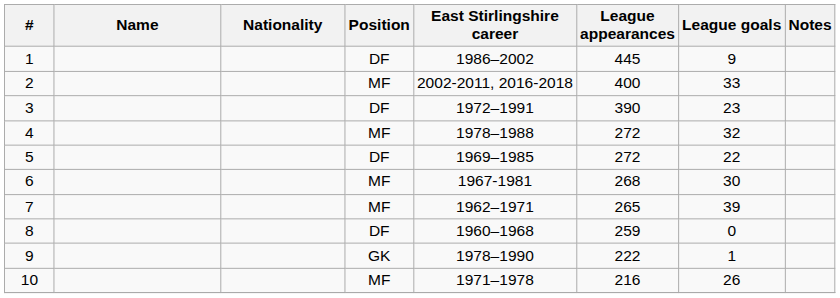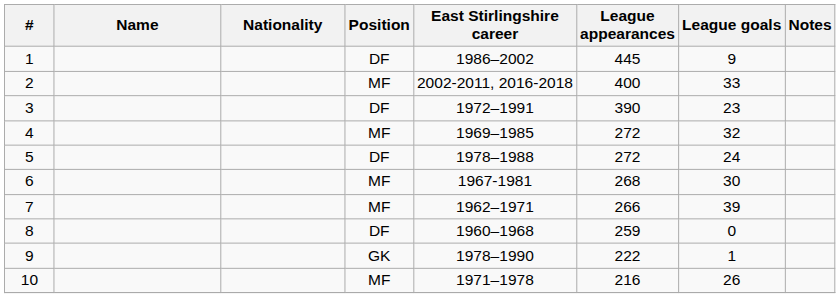(495, 132) 1978–1988 -> (495, 132) 1969–1985
(495, 157) 1969–1985 -> (495, 157) 1978–1988
(732, 157) 22 -> (732, 157) 24
(628, 206) 265 -> (628, 206) 266
